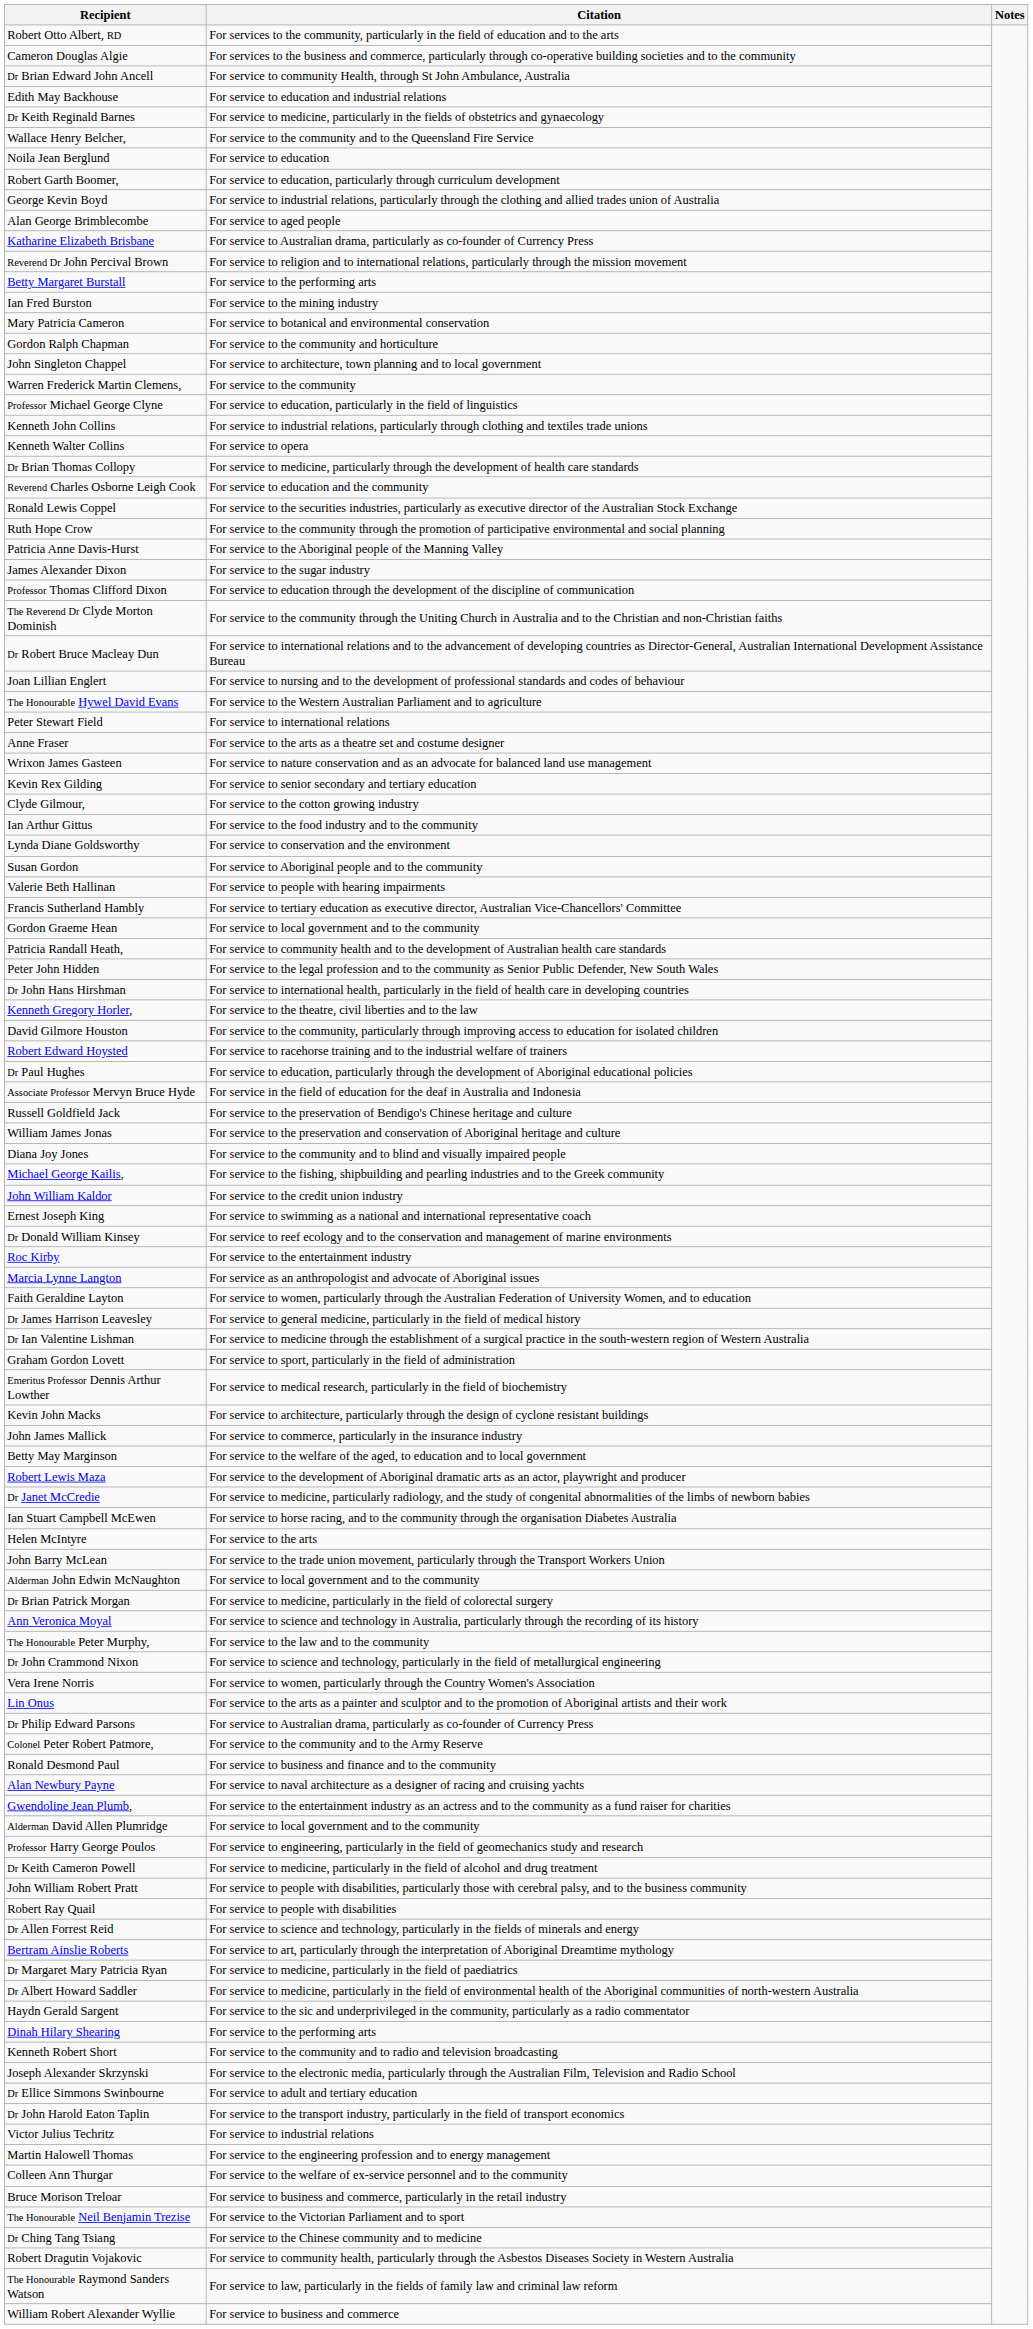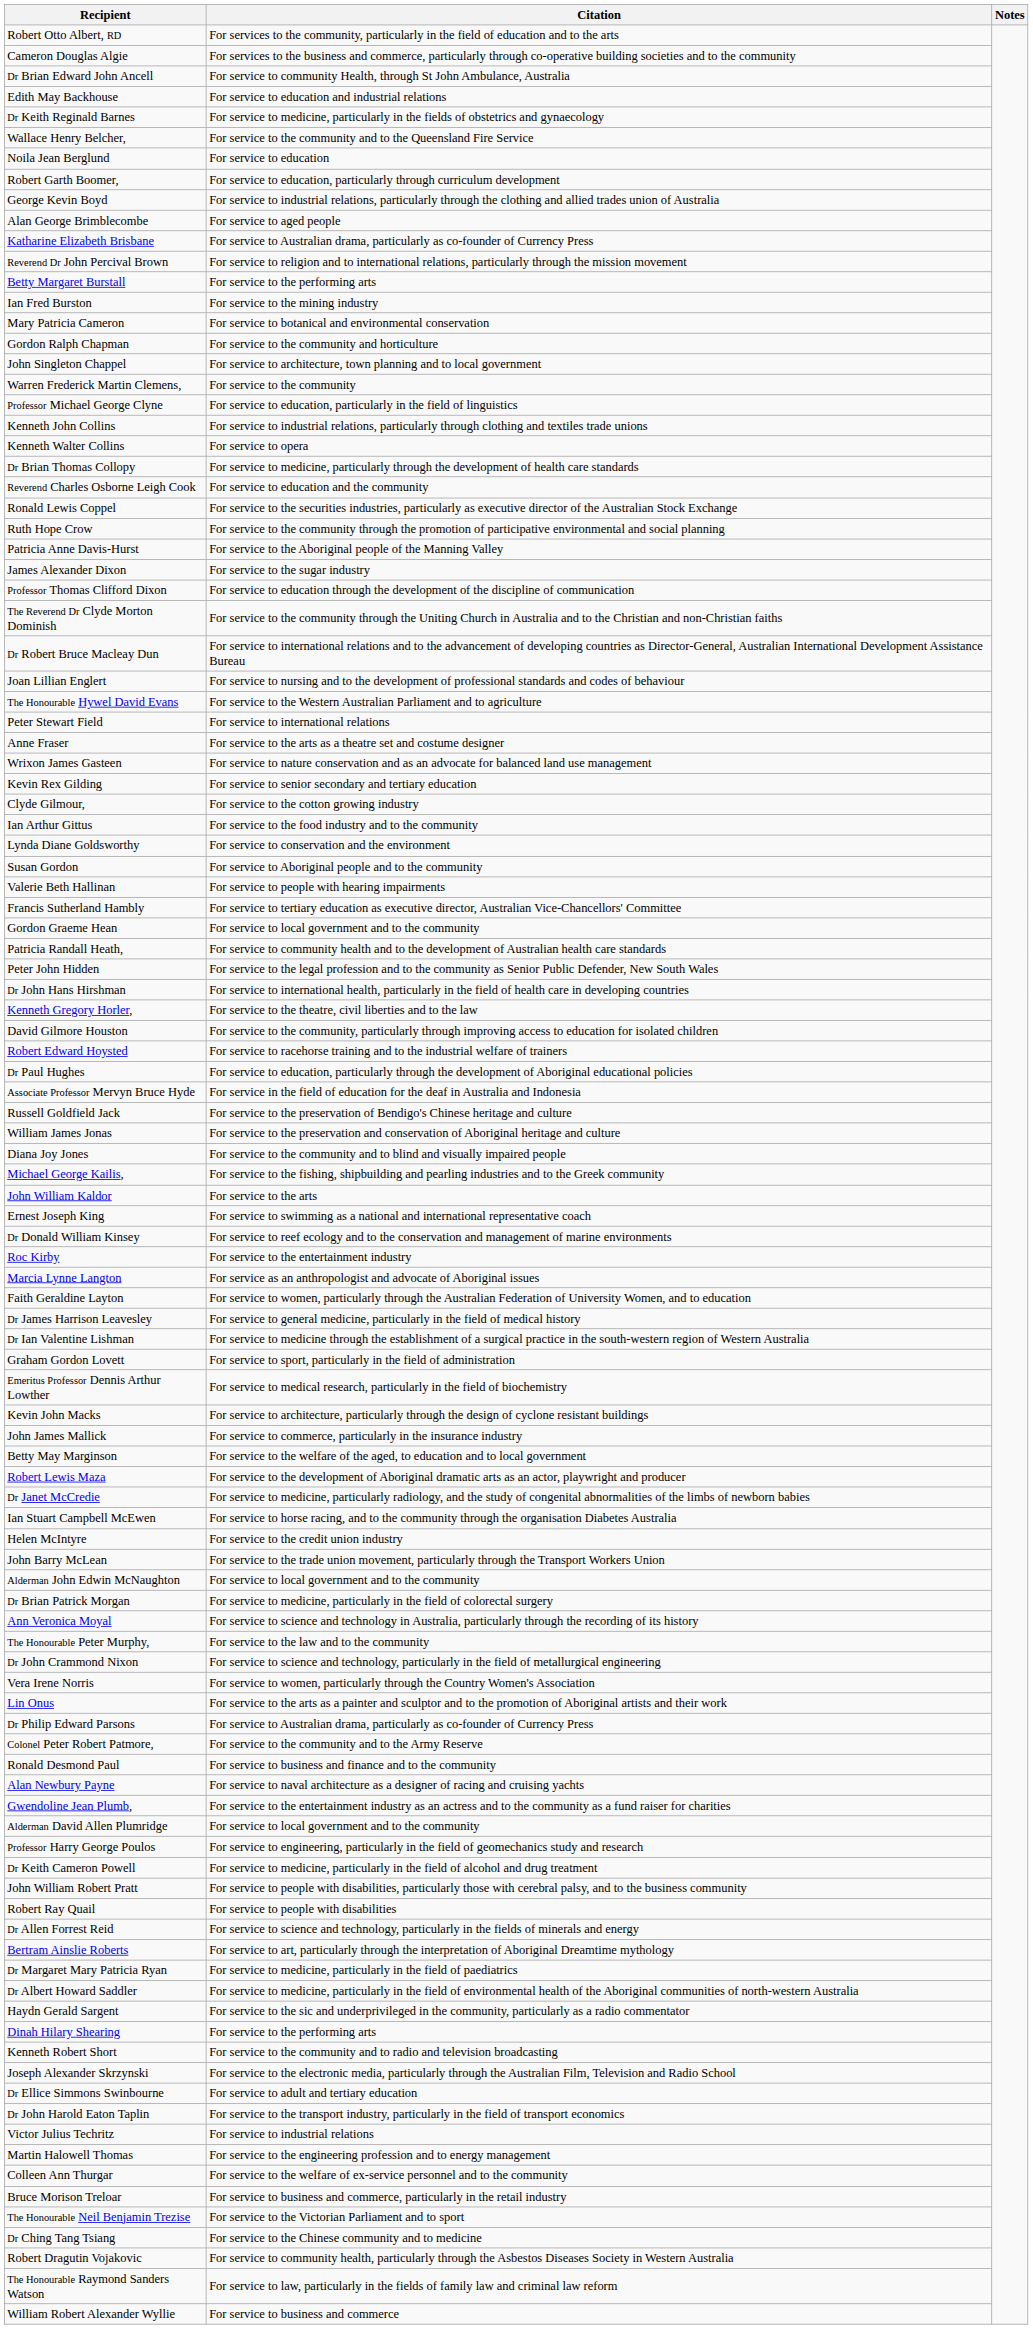(306, 1195) For service to the credit union industry -> (263, 1195) For service to the arts
(263, 1538) For service to the arts -> (306, 1538) For service to the credit union industry
